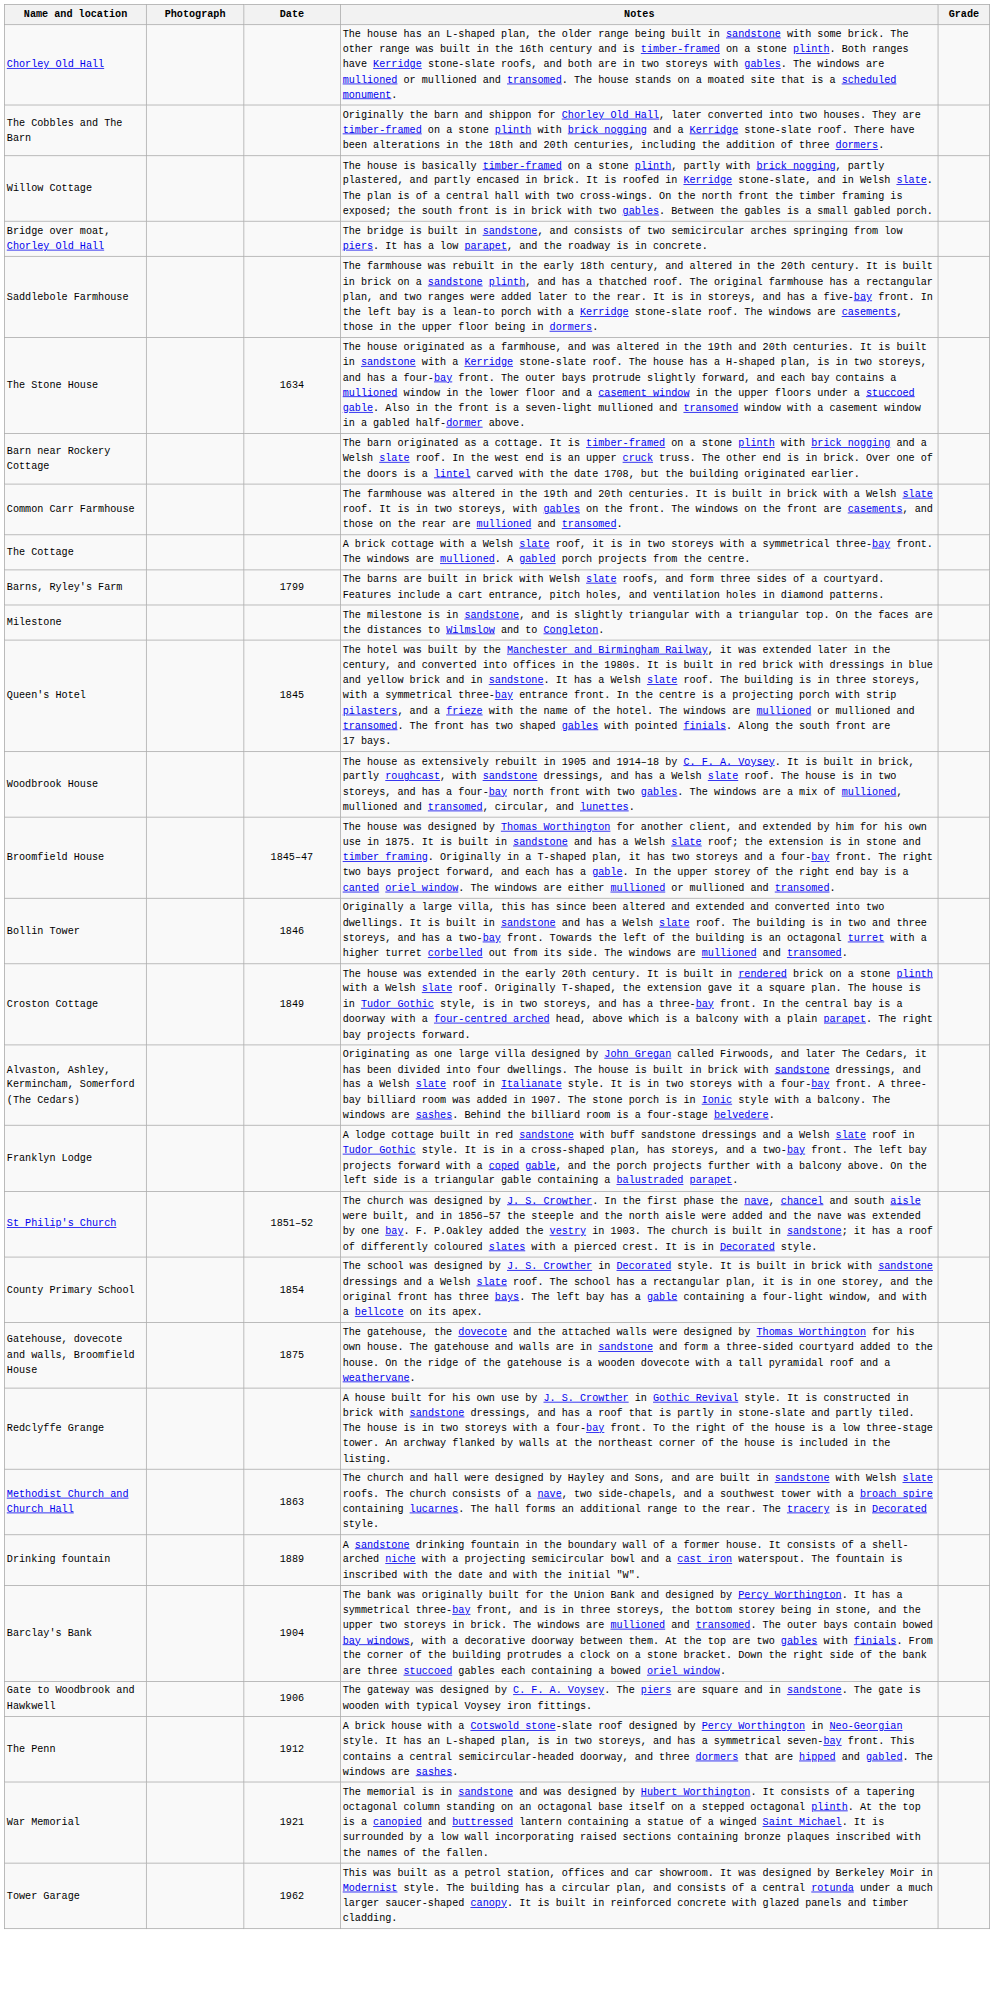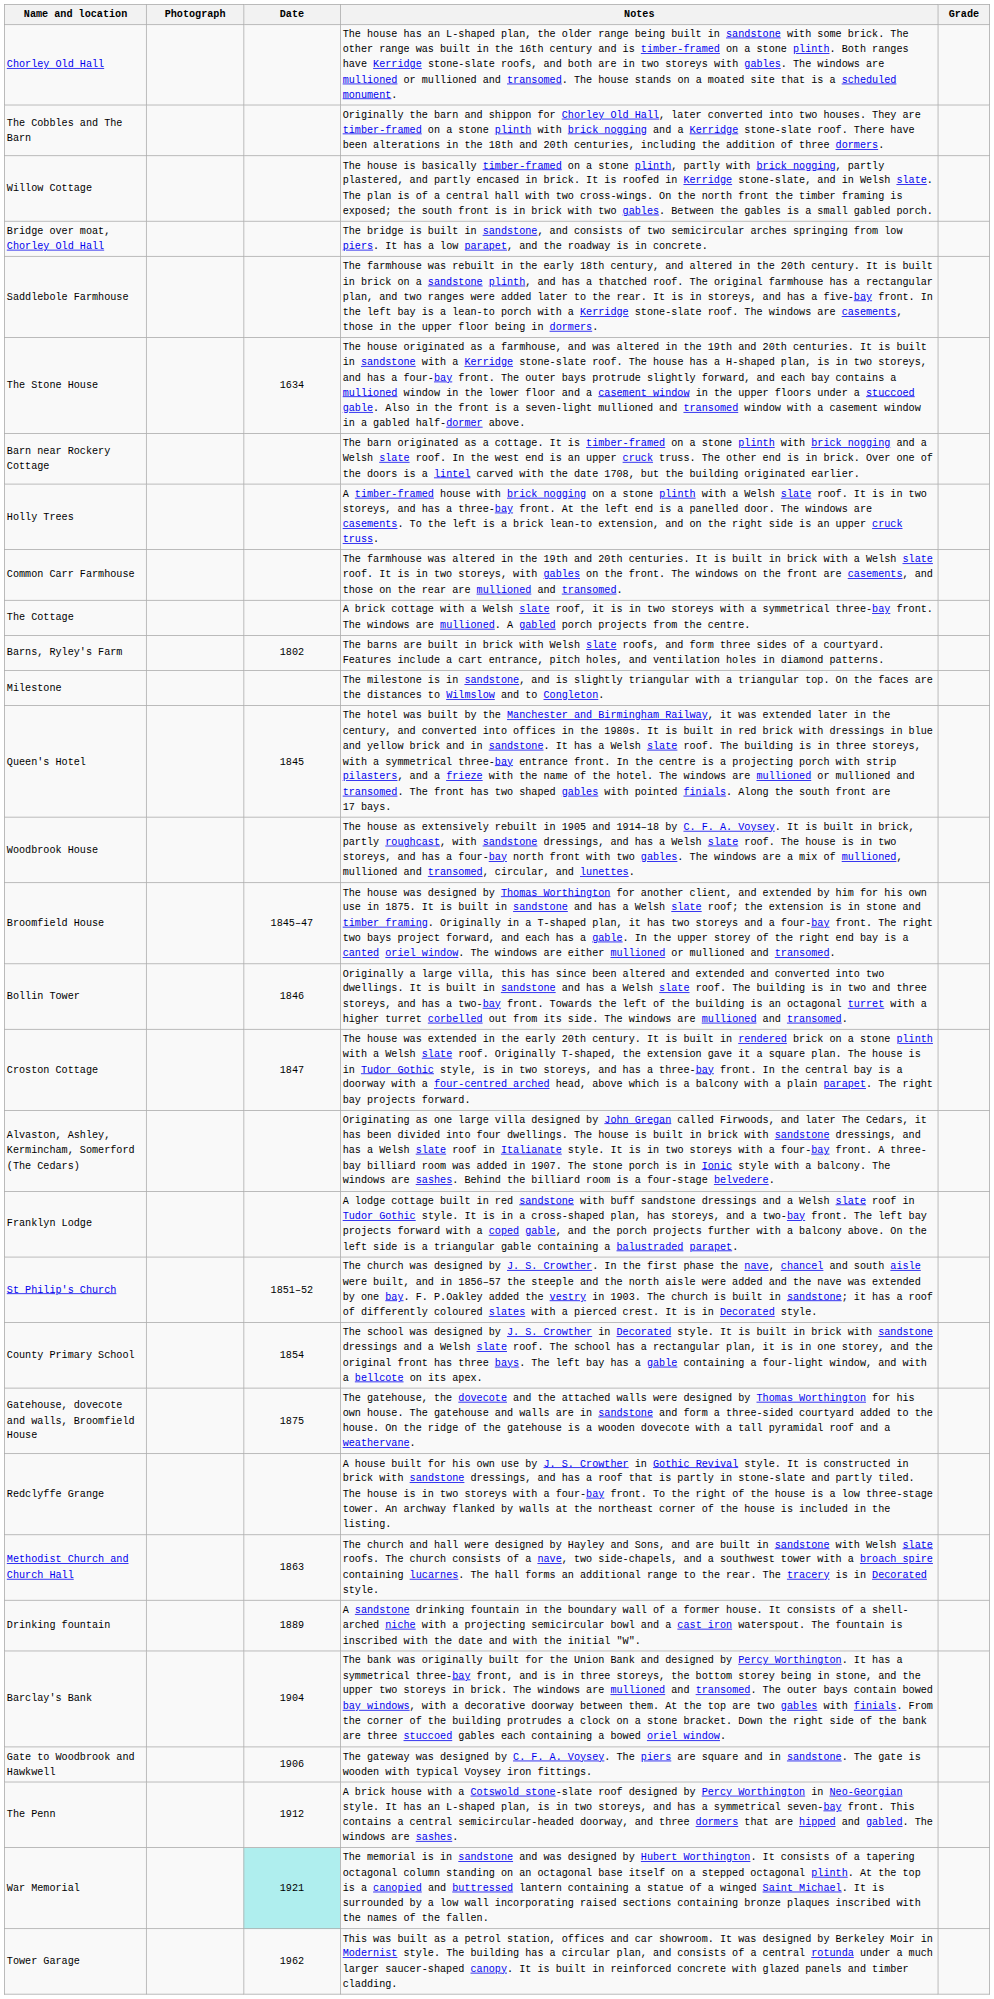+ row: (40, 517)
(292, 587) 1799 -> (292, 653) 1802
(292, 1004) 1849 -> (292, 1070) 1847
(292, 1822) no background -> (292, 1888) paleturquoise background
